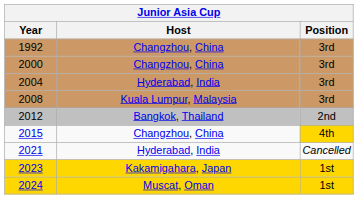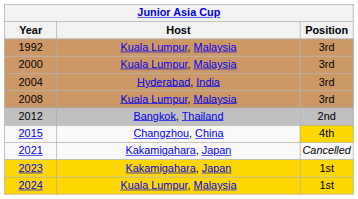(178, 47) Changzhou, China -> (178, 47) Kuala Lumpur, Malaysia
(178, 64) Changzhou, China -> (178, 64) Kuala Lumpur, Malaysia
(178, 151) Hyderabad, India -> (178, 151) Kakamigahara, Japan
(178, 185) Muscat, Oman -> (178, 185) Kuala Lumpur, Malaysia
